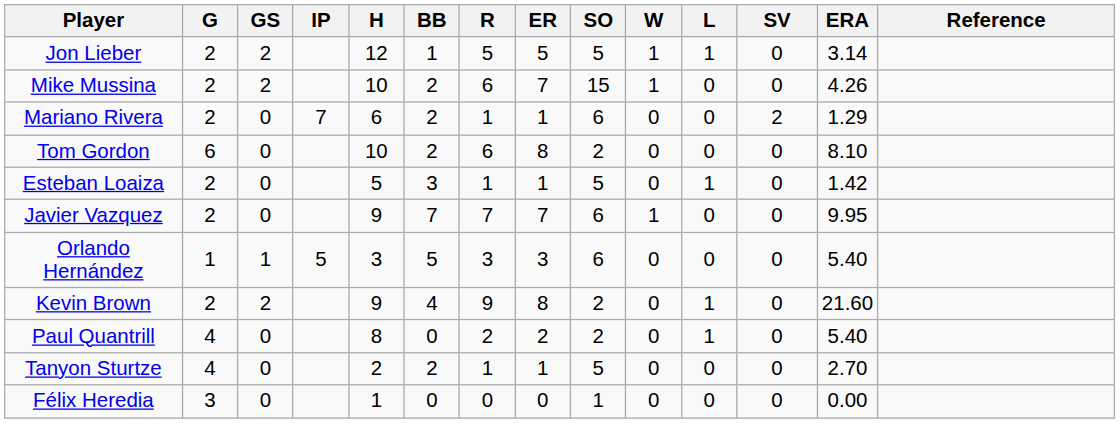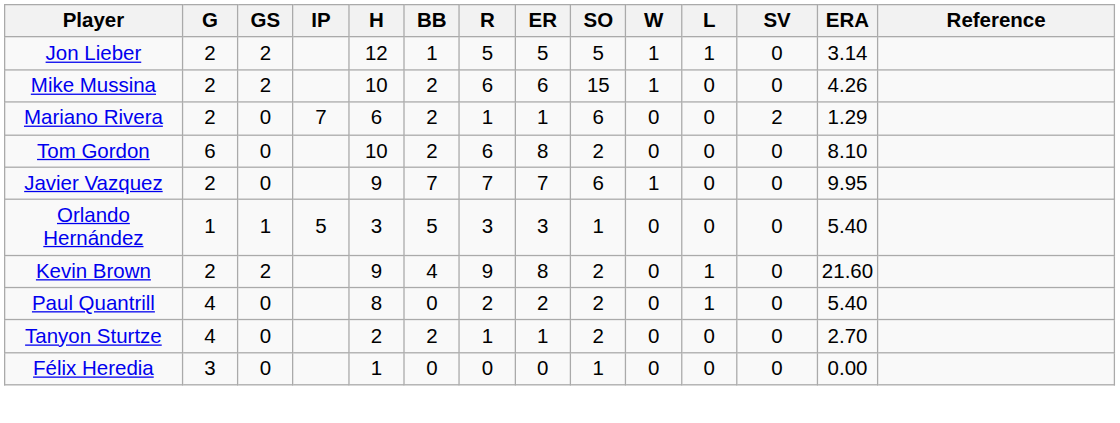(543, 85) 7 -> (543, 85) 6
- row: (93, 183)
(598, 259) 6 -> (598, 227) 1
(598, 368) 5 -> (598, 336) 2
